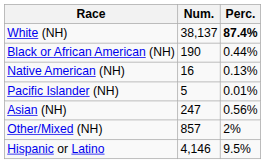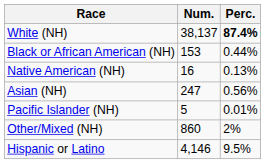(191, 52) 190 -> (191, 52) 153
rows swapped: (37, 110) <-> (63, 91)
(191, 129) 857 -> (191, 129) 860
